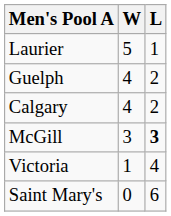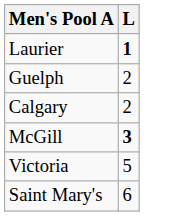- column: (132, 19)
(154, 48) normal -> (127, 48) bold
(154, 166) 4 -> (127, 166) 5
